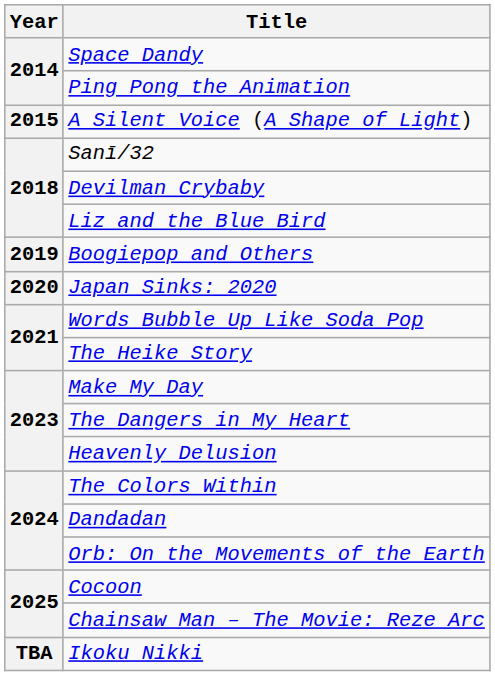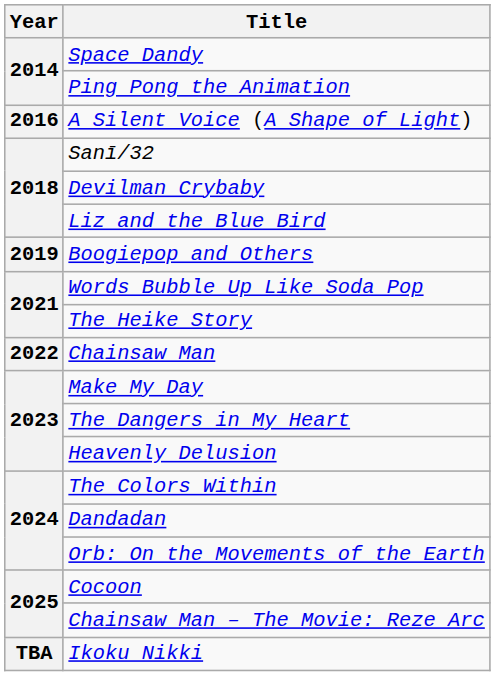(34, 121) 2015 -> (34, 121) 2016
- row: (172, 288)
+ row: (142, 354)
